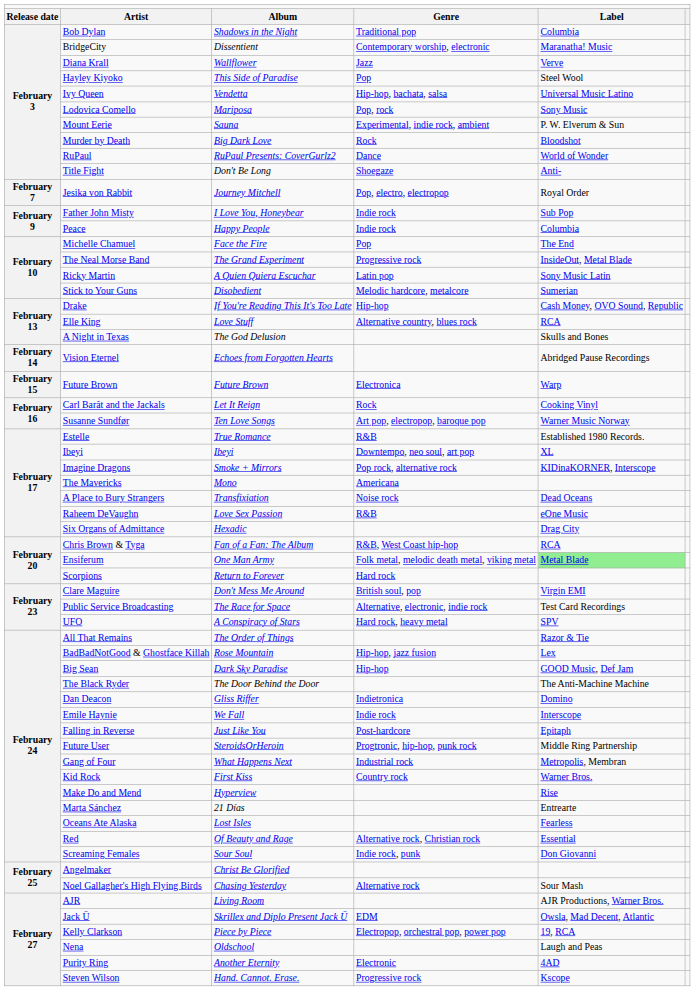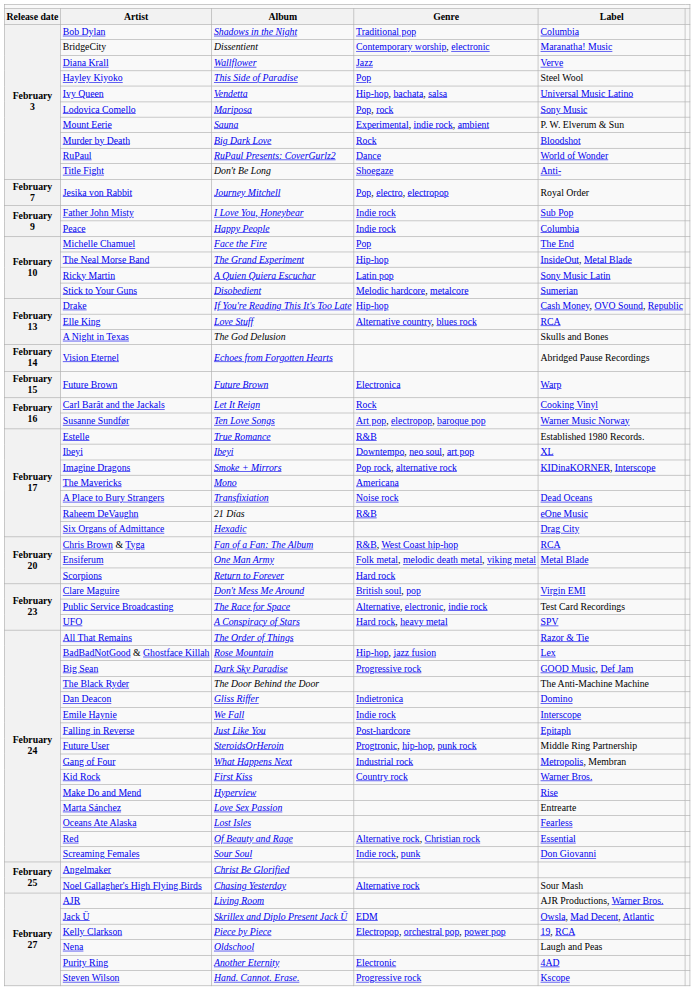(389, 259) Progressive rock -> (372, 259) Hip-hop
(248, 514) Love Sex Passion -> (229, 514) 21 Días
(565, 560) lightgreen background -> (565, 560) no background
(372, 668) Hip-hop -> (389, 668) Progressive rock
(229, 808) 21 Días -> (248, 808) Love Sex Passion
